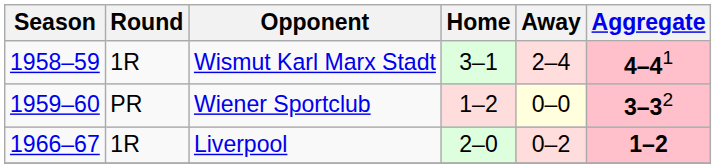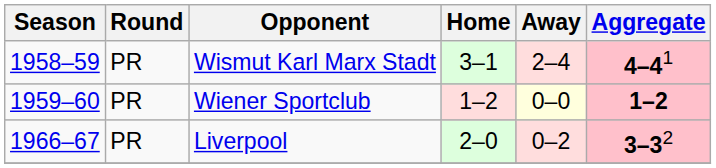(125, 62) 1R -> (126, 62) PR
(649, 105) 3–32 -> (649, 102) 1–2
(125, 144) 1R -> (126, 141) PR
(649, 144) 1–2 -> (649, 141) 3–32
